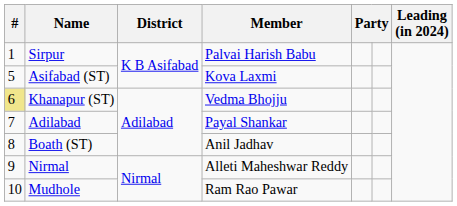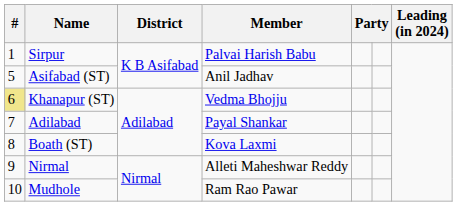(241, 76) Kova Laxmi -> (239, 76) Anil Jadhav
(239, 144) Anil Jadhav -> (241, 144) Kova Laxmi
